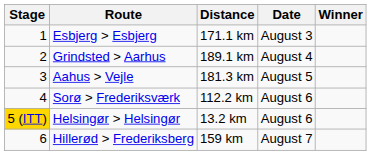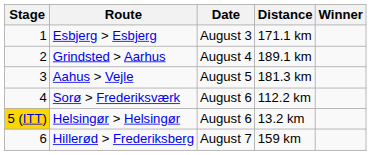columns swapped: (227, 14) <-> (287, 14)
